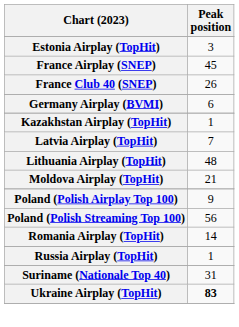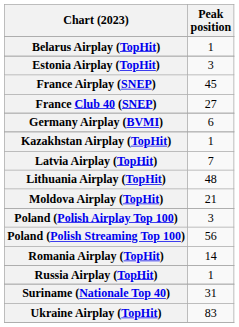+ row: (96, 46)
(211, 84) 26 -> (211, 103) 27
(211, 198) 9 -> (211, 217) 3
(211, 293) bold -> (211, 312) normal
